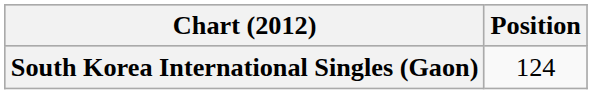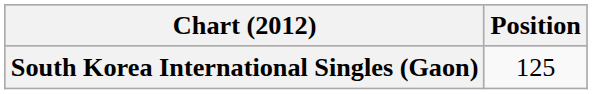(536, 66) 124 -> (536, 66) 125
